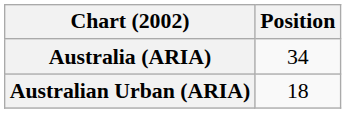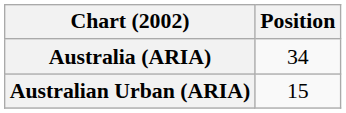(298, 90) 18 -> (298, 90) 15
